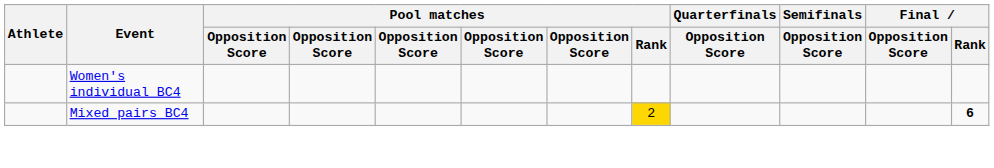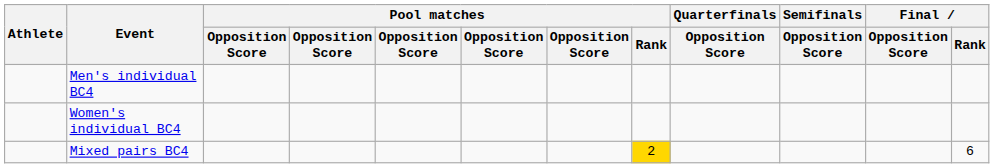+ row: (133, 84)
(970, 114) bold -> (970, 152) normal
